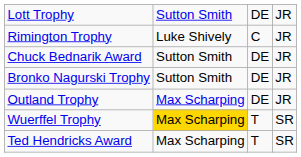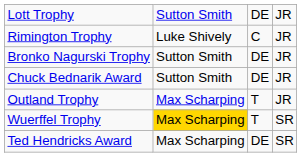rows swapped: (75, 57) <-> (79, 78)
(260, 99) DE -> (255, 99) T
(255, 141) T -> (260, 141) DE
